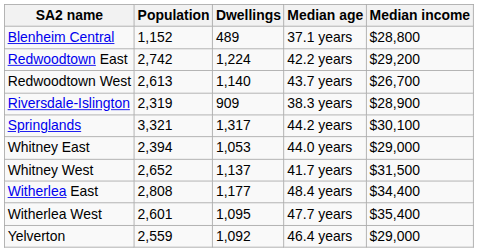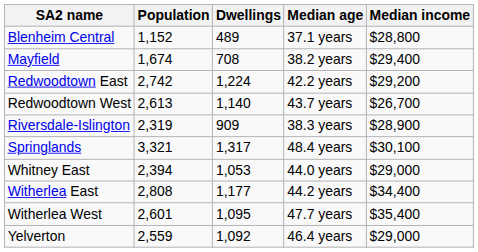+ row: (34, 59)
(320, 125) 44.2 years -> (320, 147) 48.4 years
- row: (50, 170)
(320, 192) 48.4 years -> (320, 192) 44.2 years
